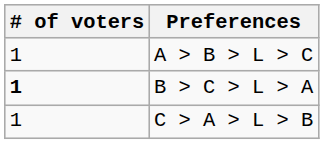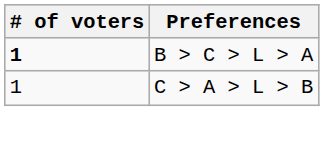- row: (234, 55)
